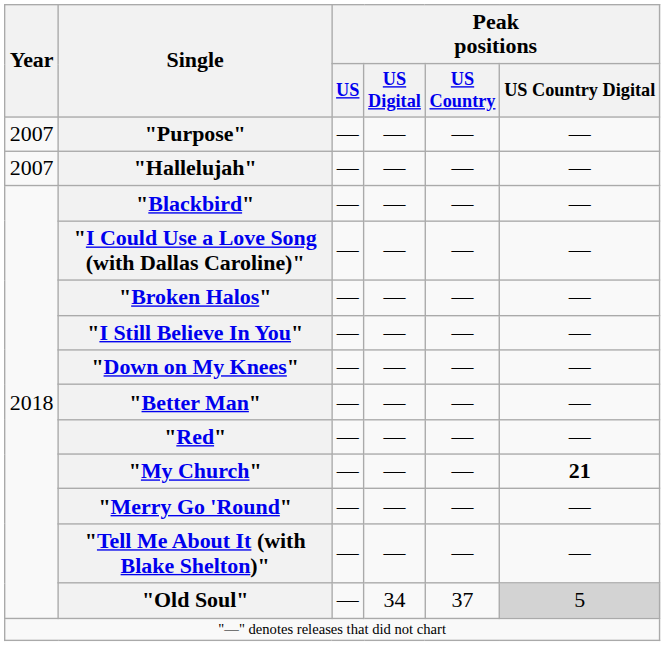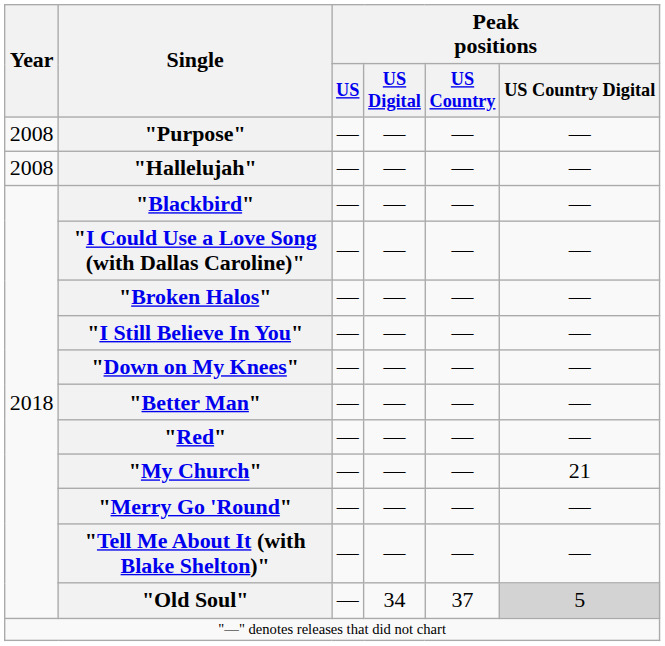(32, 133) 2007 -> (32, 133) 2008
(32, 168) 2007 -> (32, 168) 2008
(580, 471) bold -> (580, 471) normal
